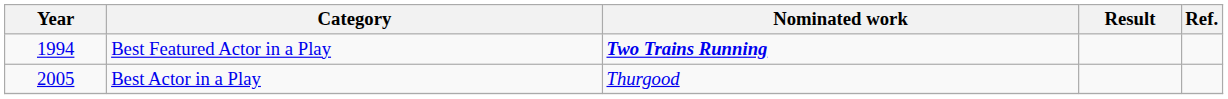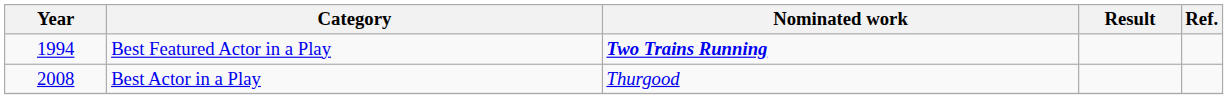(56, 78) 2005 -> (56, 78) 2008
